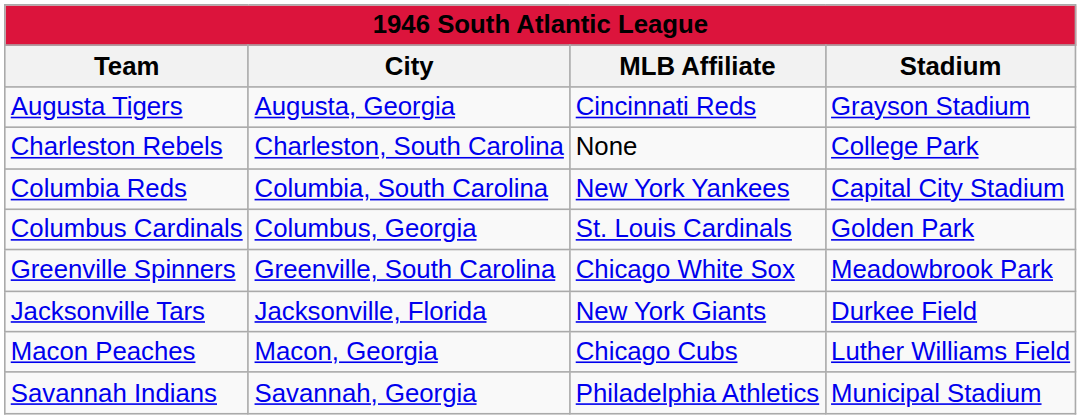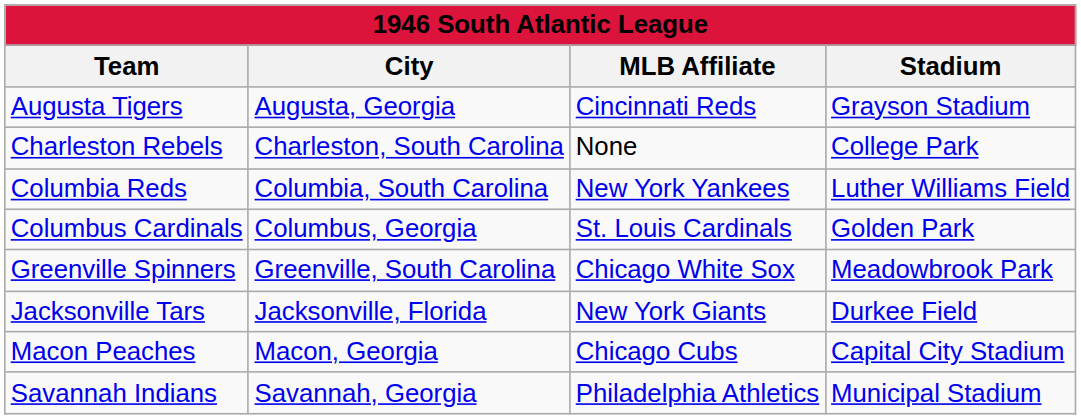(948, 188) Capital City Stadium -> (951, 188) Luther Williams Field
(951, 351) Luther Williams Field -> (948, 351) Capital City Stadium
